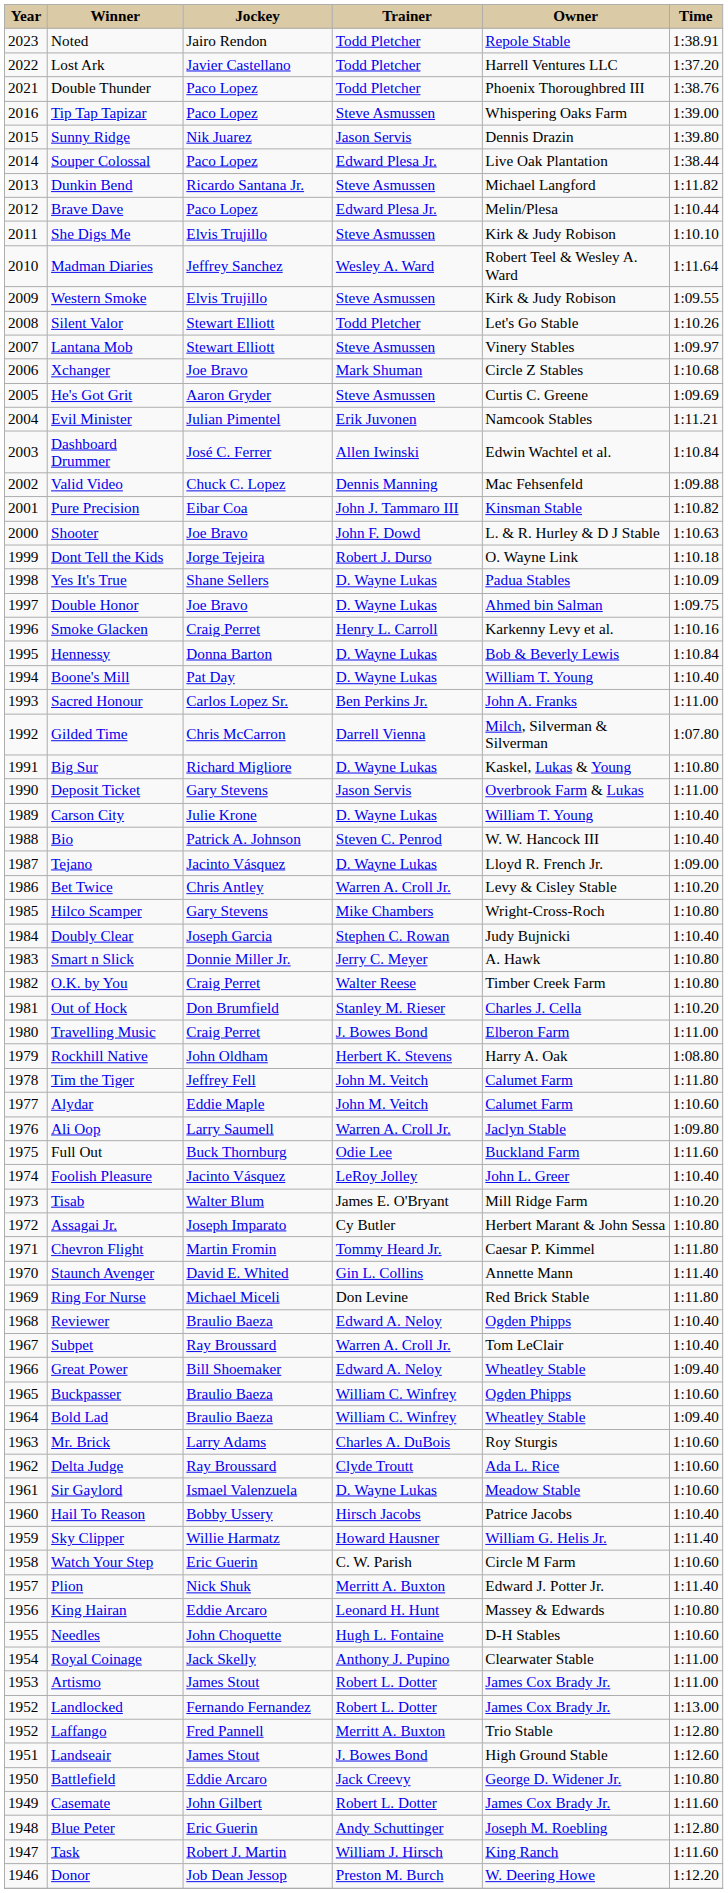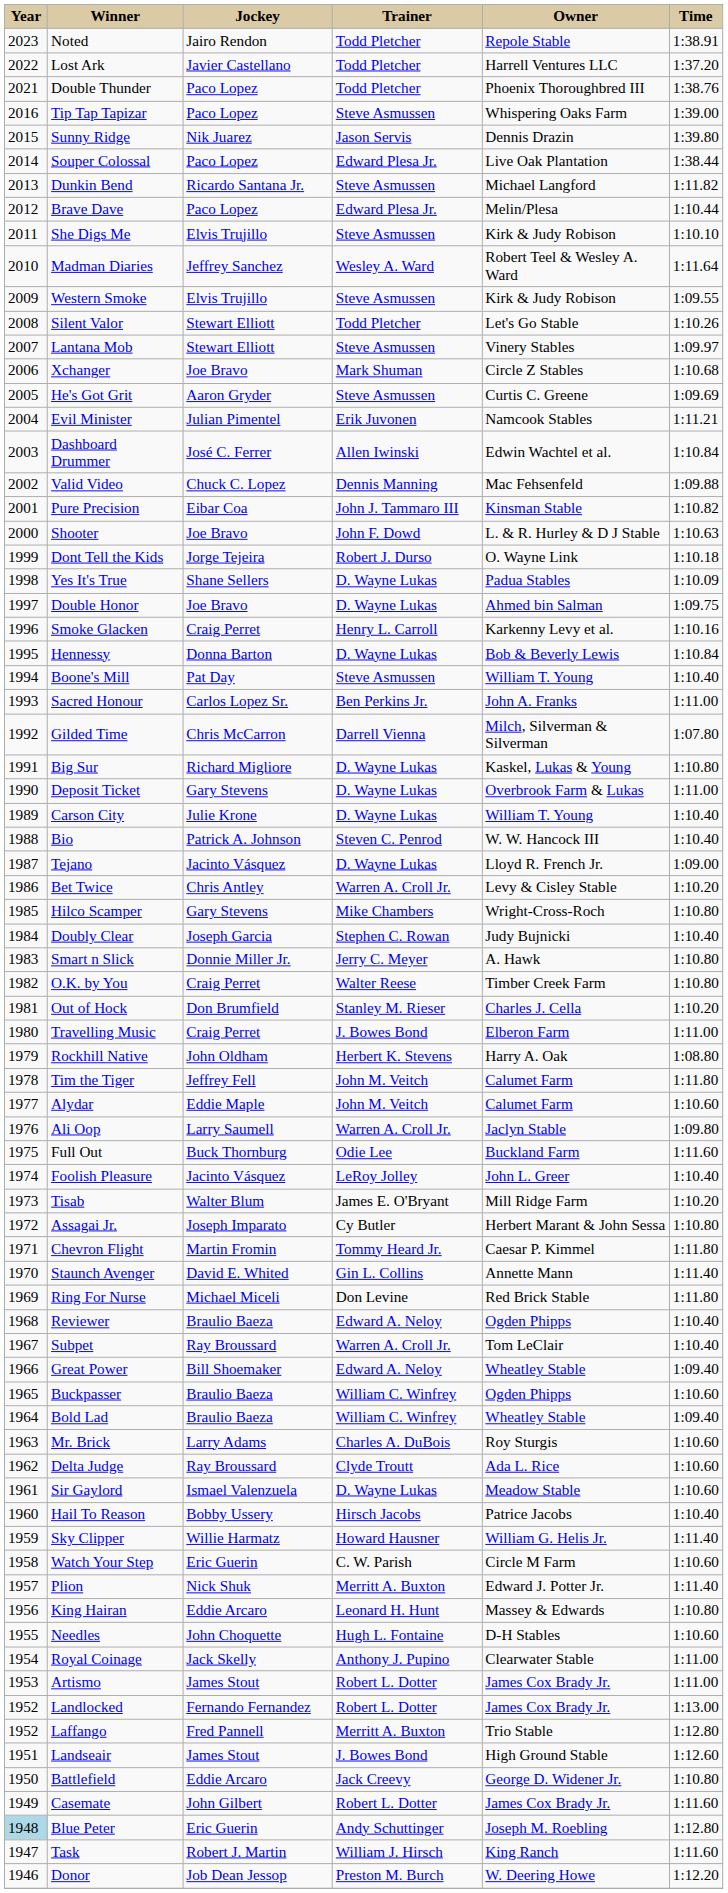(386, 677) D. Wayne Lukas -> (385, 677) Steve Asmussen
(374, 791) Jason Servis -> (386, 791) D. Wayne Lukas
(23, 1827) no background -> (23, 1827) lightblue background
